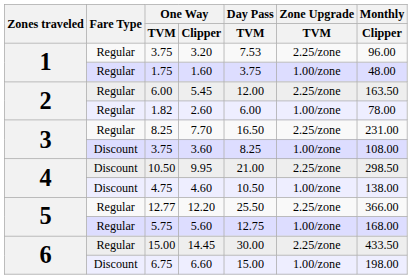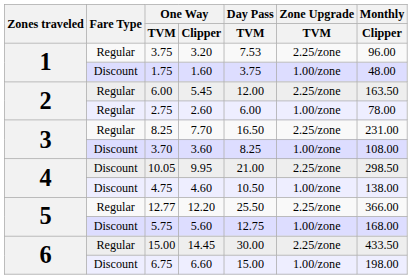(116, 72) Regular -> (116, 72) Discount
(162, 110) 1.82 -> (162, 110) 2.75
(162, 149) 3.75 -> (162, 149) 3.70
(162, 168) 10.50 -> (162, 168) 10.05
(116, 226) Regular -> (116, 226) Discount
